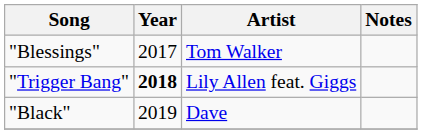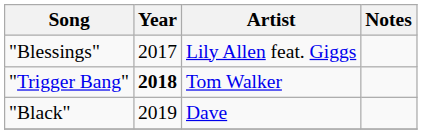(234, 50) Tom Walker -> (271, 50) Lily Allen feat. Giggs
(271, 81) Lily Allen feat. Giggs -> (234, 81) Tom Walker
